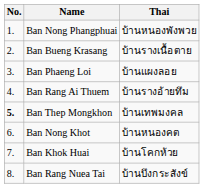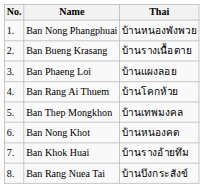(155, 92) บ้านรางอ้ายทึม -> (150, 92) บ้านโคกห้วย
(10, 112) bold -> (10, 112) normal
(150, 153) บ้านโคกห้วย -> (155, 153) บ้านรางอ้ายทึม
